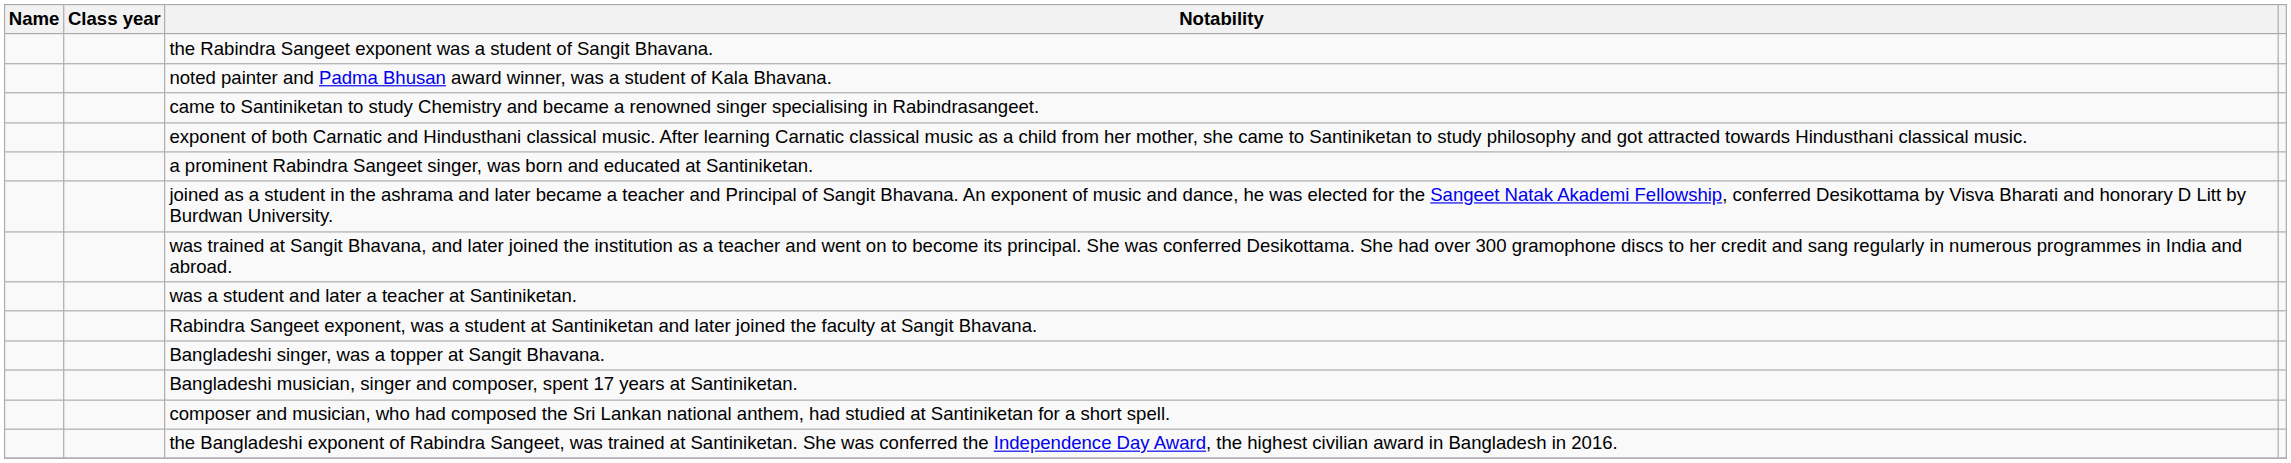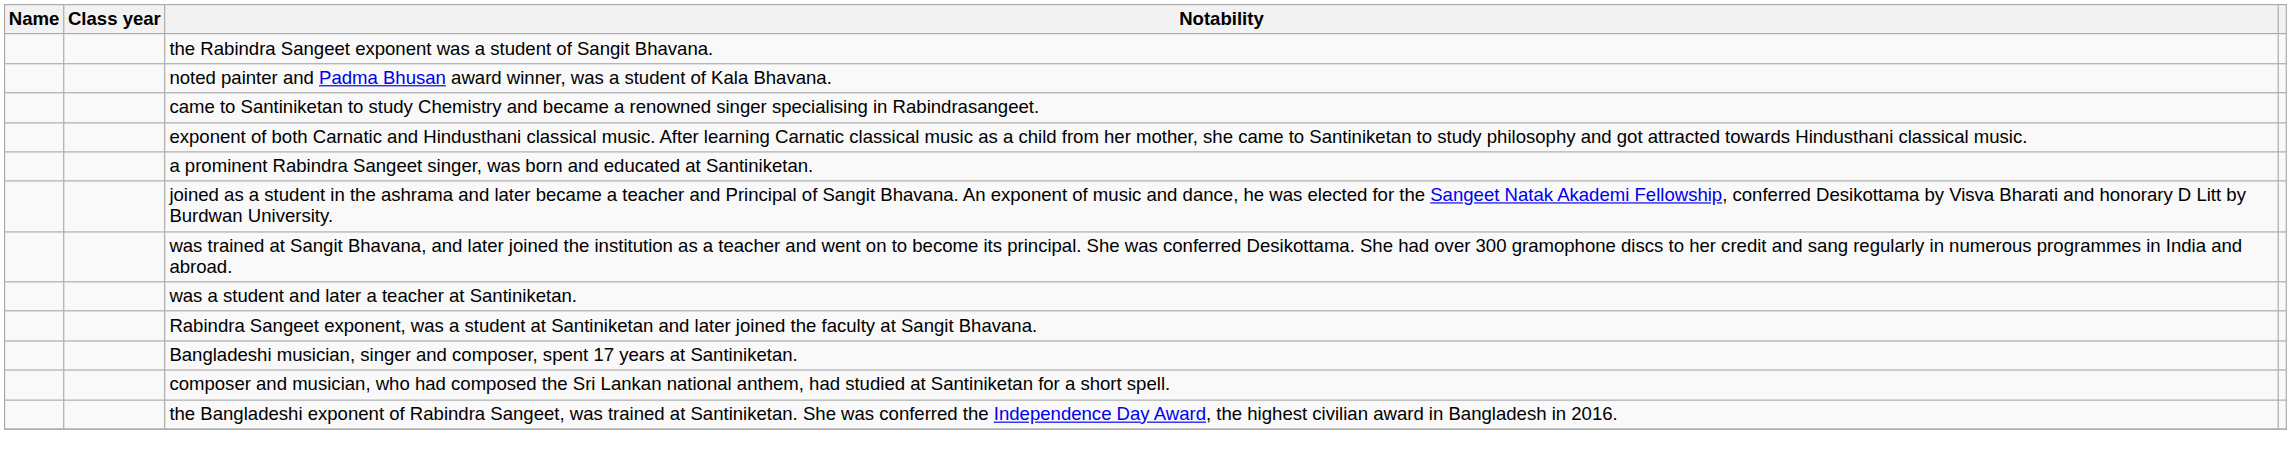- row: (387, 355)
